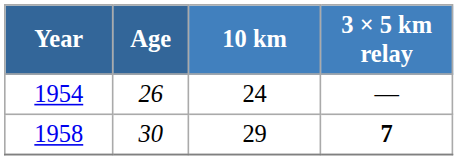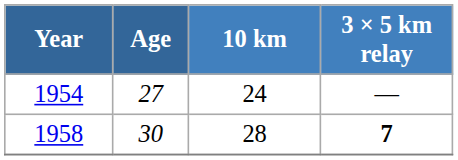(151, 94) 26 -> (151, 94) 27
(255, 134) 29 -> (255, 134) 28
